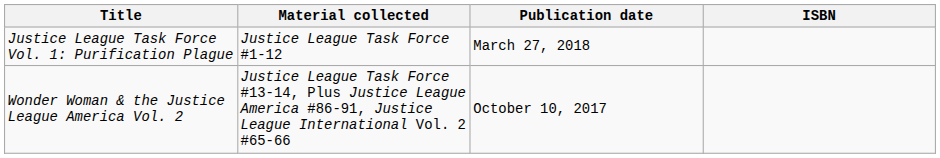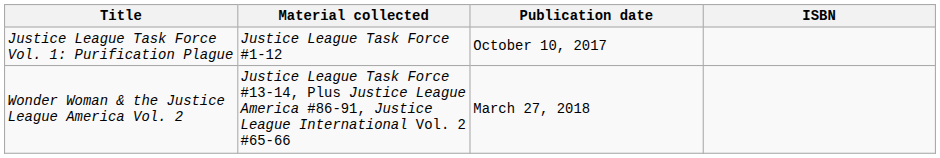(532, 47) March 27, 2018 -> (540, 47) October 10, 2017
(540, 109) October 10, 2017 -> (532, 109) March 27, 2018
